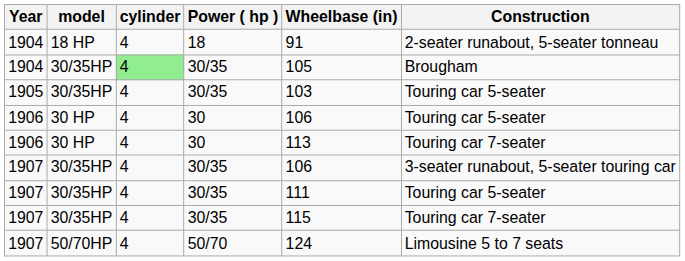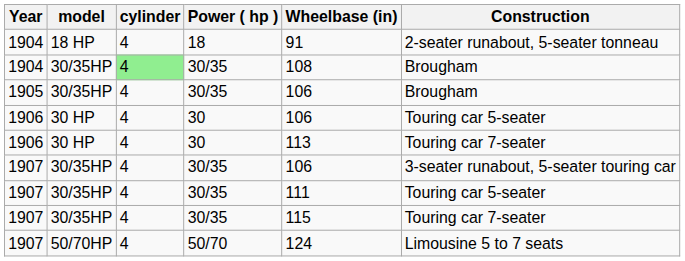(299, 67) 105 -> (299, 67) 108
(299, 92) 103 -> (299, 92) 106
(475, 92) Touring car 5-seater -> (441, 92) Brougham
